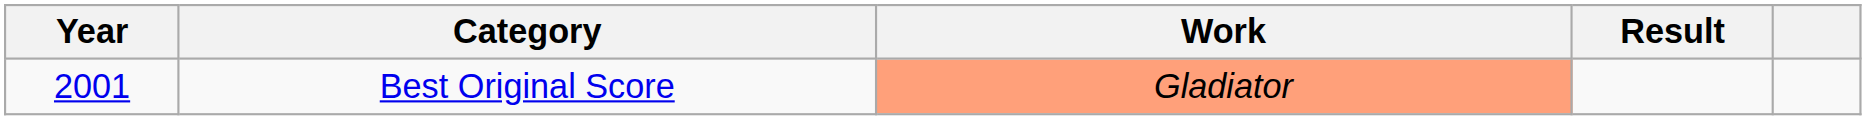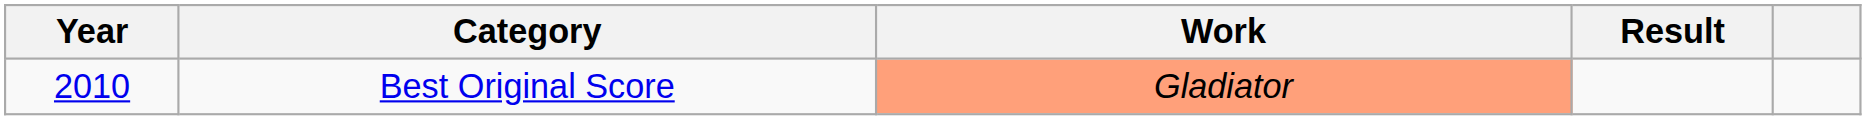(92, 85) 2001 -> (92, 85) 2010
